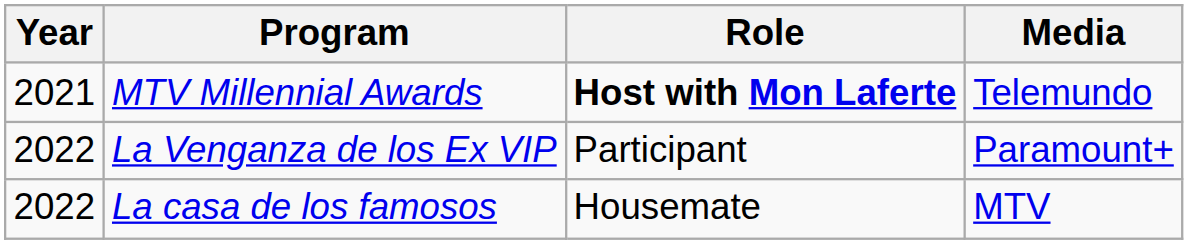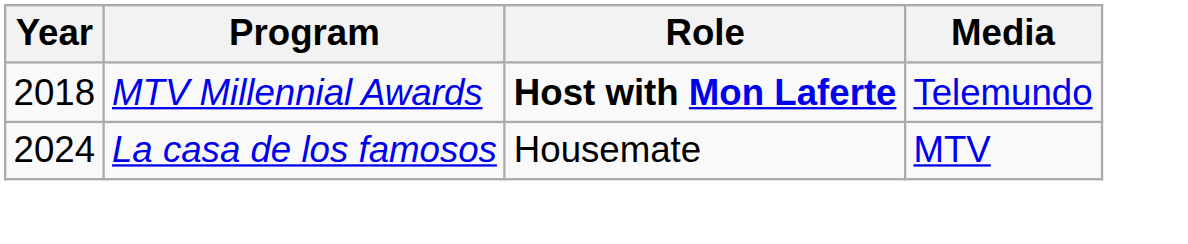(54, 91) 2021 -> (54, 91) 2018
- row: (334, 149)
(54, 207) 2022 -> (54, 149) 2024
